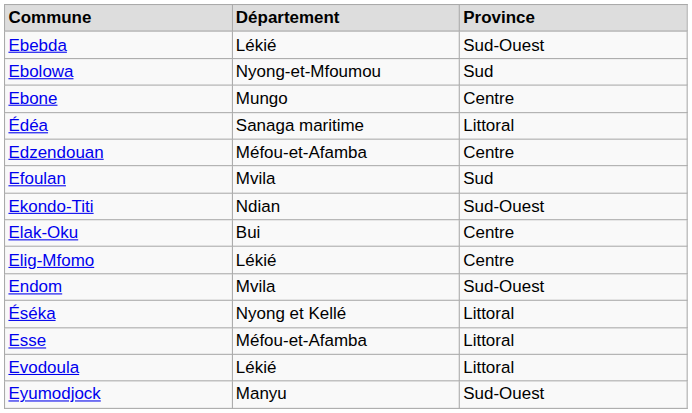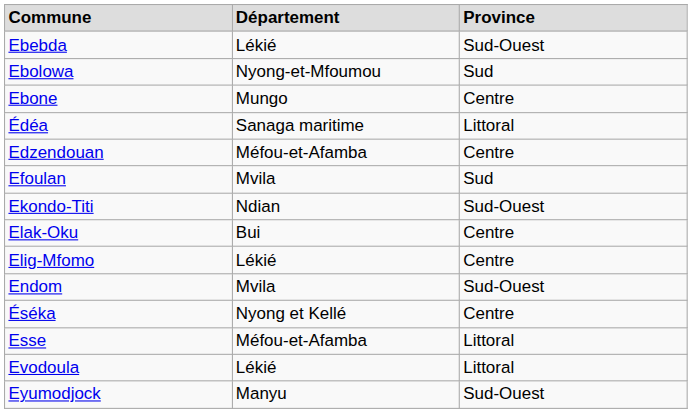(489, 313) Littoral -> (489, 313) Centre
